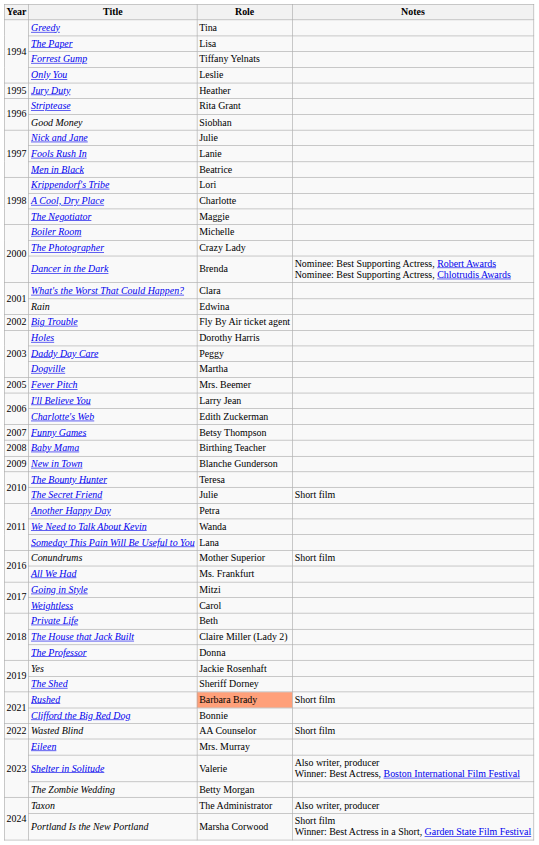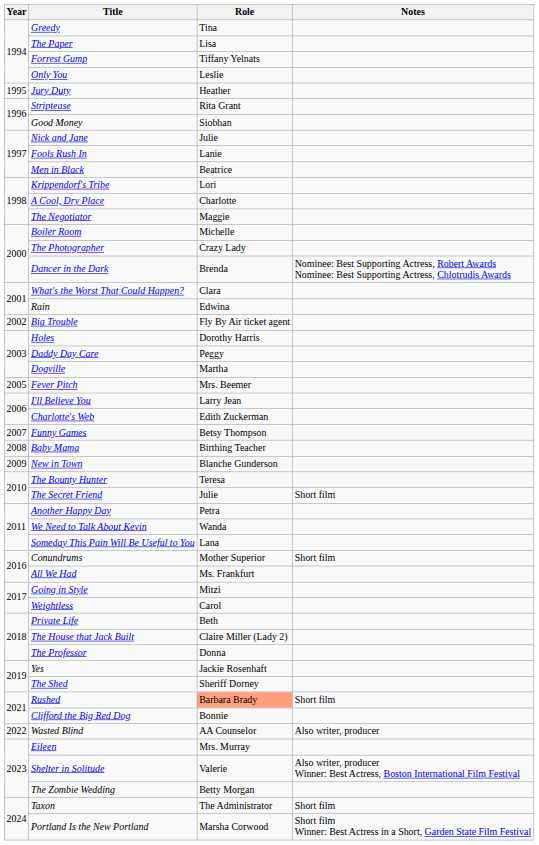(315, 731) Short film -> (337, 731) Also writer, producer
(337, 805) Also writer, producer -> (315, 805) Short film
